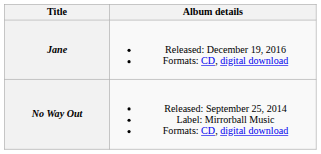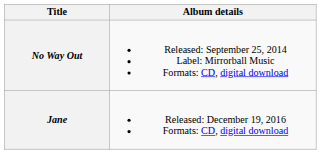rows swapped: (57, 114) <-> (57, 49)
